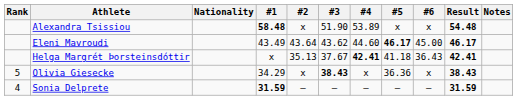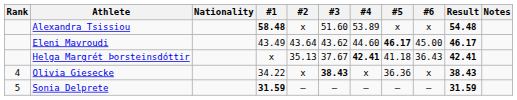(334, 27) 51.90 -> (334, 27) 51.60
(17, 72) 5 -> (17, 72) 4
(272, 72) 34.29 -> (272, 72) 34.22
(17, 87) 4 -> (17, 87) 5
